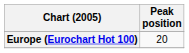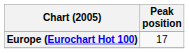(162, 39) 20 -> (162, 39) 17
